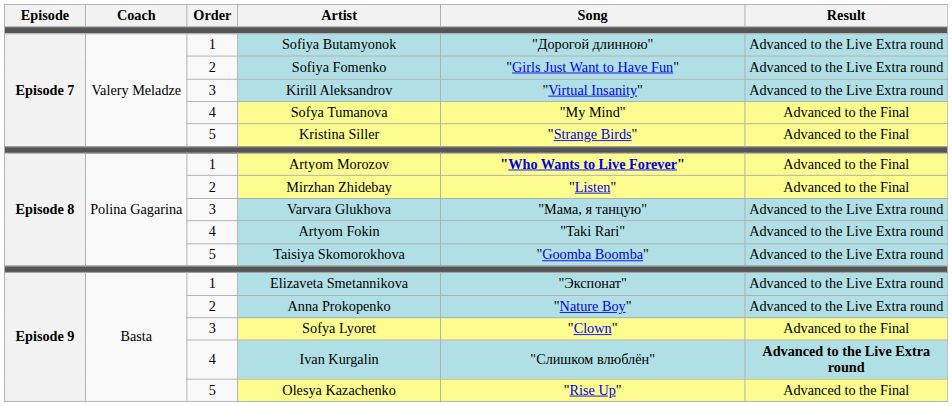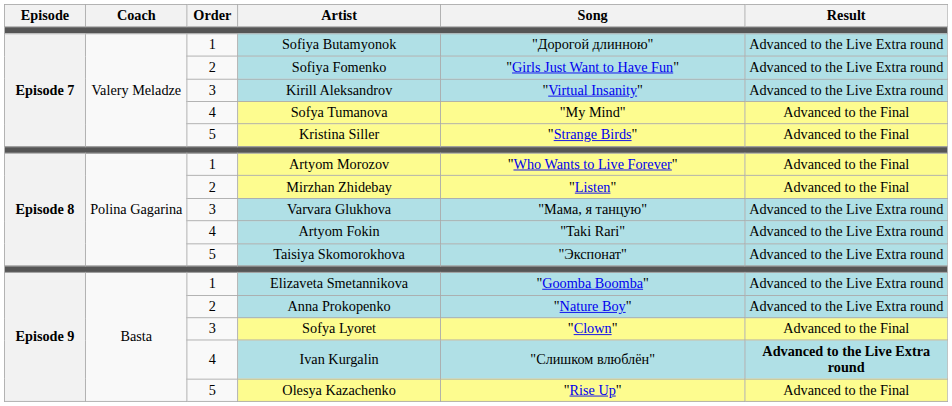(593, 164) bold -> (593, 164) normal
(593, 254) "Goomba Boomba" -> (593, 254) "Экспонат"
(593, 283) "Экспонат" -> (593, 283) "Goomba Boomba"
